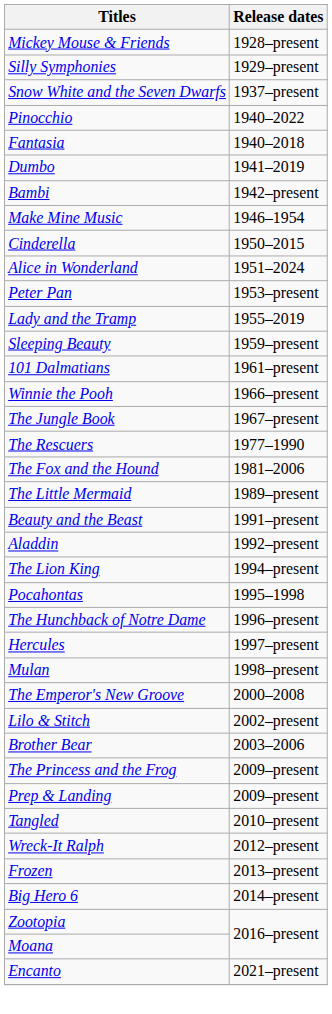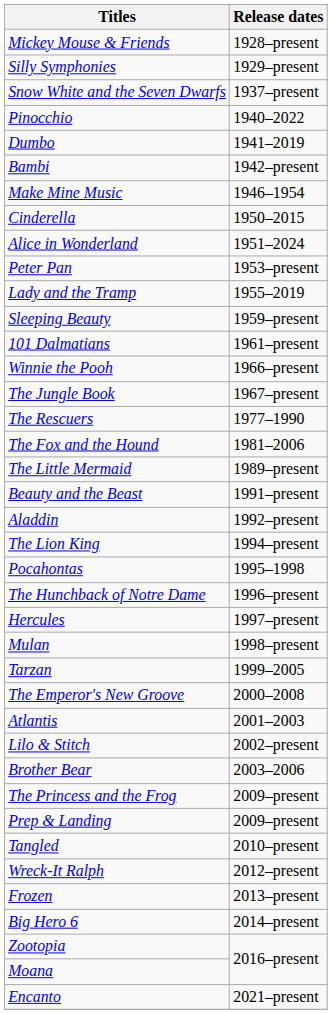- row: (36, 142)
+ row: (30, 670)
+ row: (33, 720)
